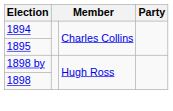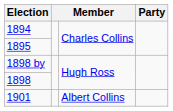+ row: (19, 98)
